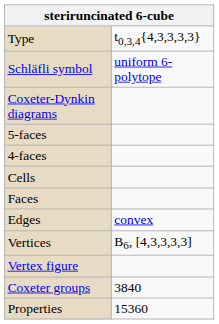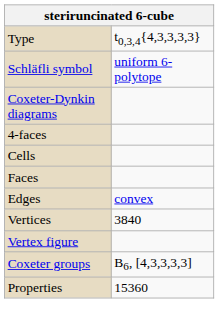- row: (27, 134)
(153, 242) B6, [4,3,3,3,3] -> (128, 219) 3840
(128, 287) 3840 -> (153, 264) B6, [4,3,3,3,3]
